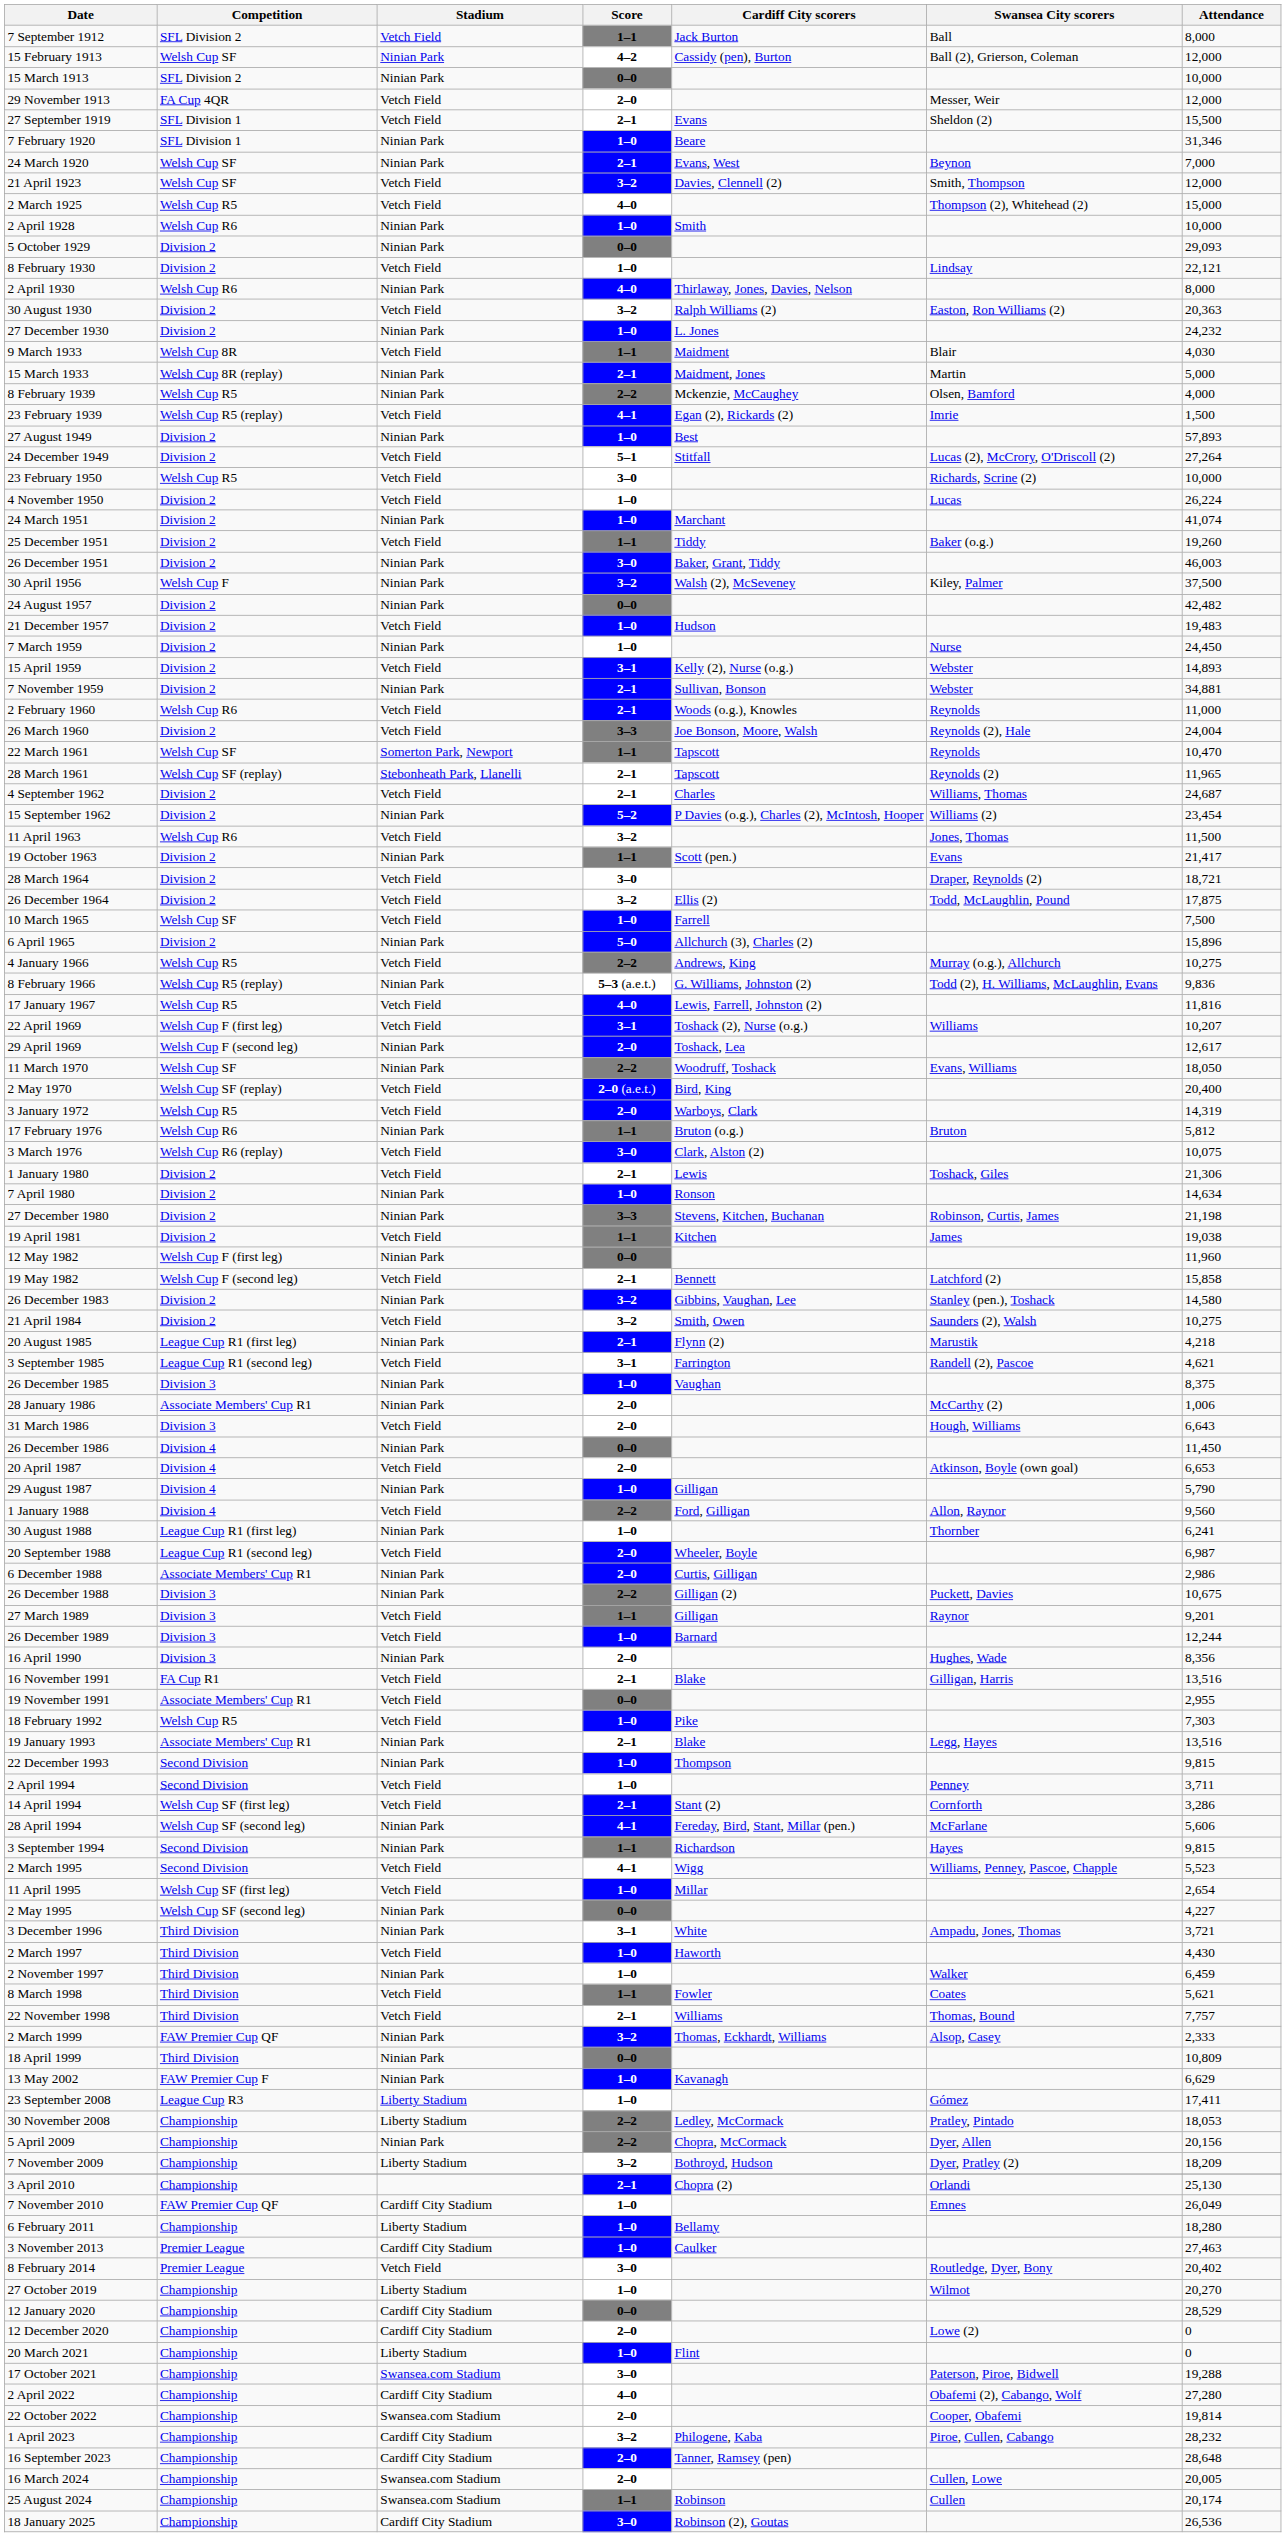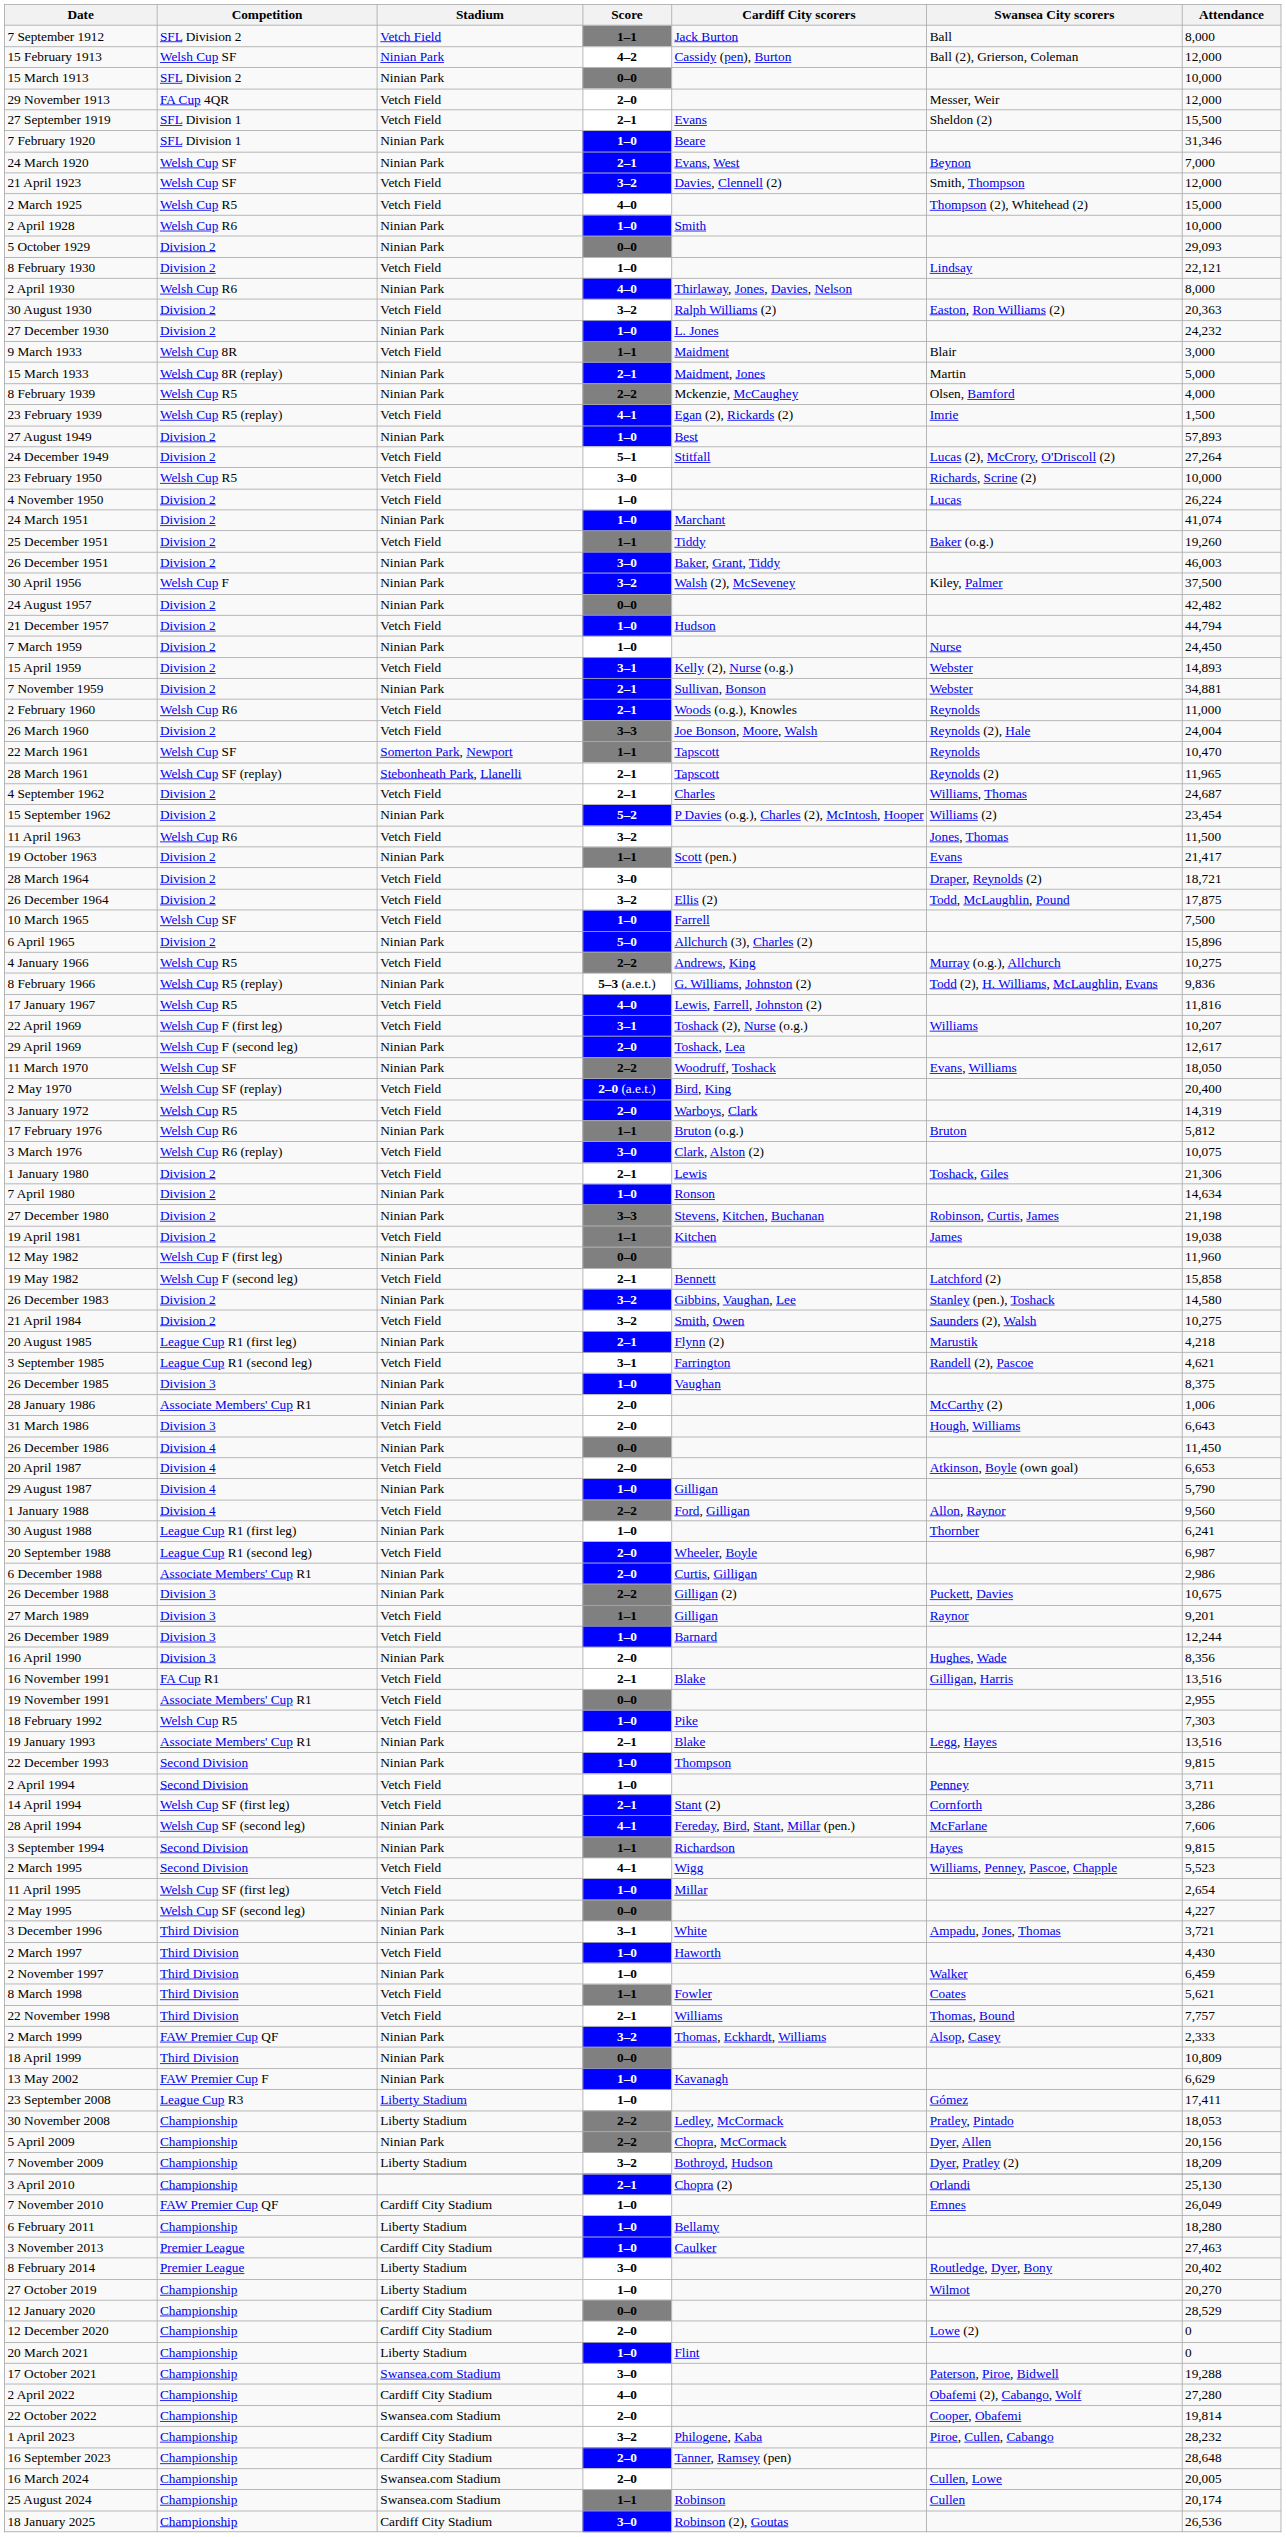(1200, 352) 4,030 -> (1200, 352) 3,000
(1203, 625) 19,483 -> (1203, 625) 44,794
(1200, 1826) 5,606 -> (1200, 1826) 7,606
(411, 2268) Vetch Field -> (424, 2268) Liberty Stadium
